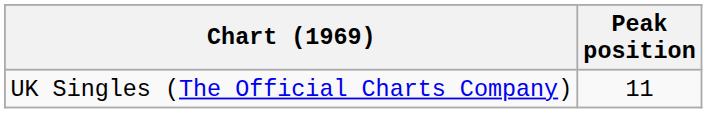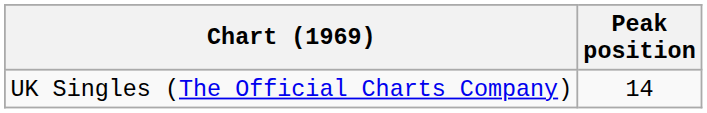(640, 89) 11 -> (640, 89) 14
